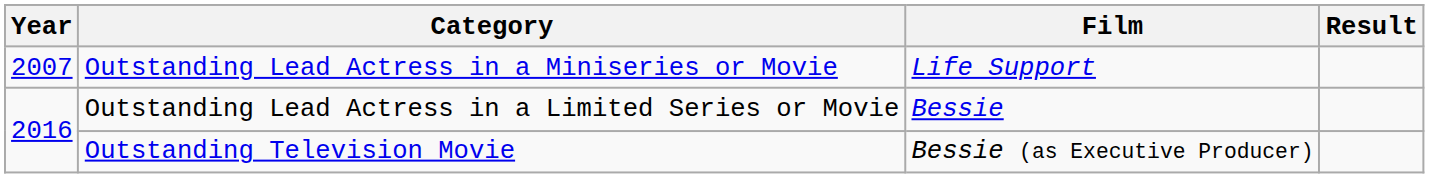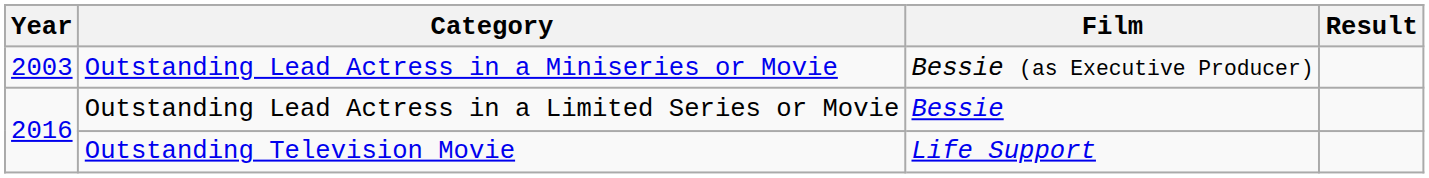(42, 68) 2007 -> (42, 68) 2003
(1004, 68) Life Support -> (1113, 68) Bessie (as Executive Producer)
(1113, 151) Bessie (as Executive Producer) -> (1004, 151) Life Support
